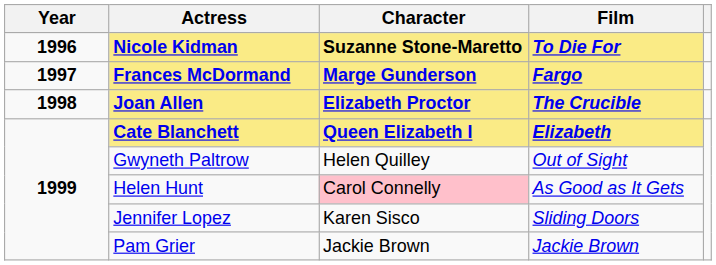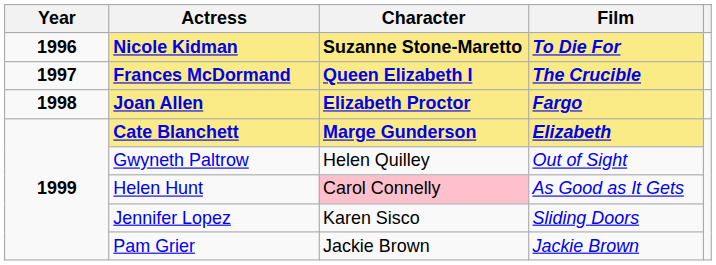(400, 75) Marge Gunderson -> (398, 75) Queen Elizabeth I
(557, 75) Fargo -> (587, 75) The Crucible
(587, 103) The Crucible -> (557, 103) Fargo
(398, 132) Queen Elizabeth I -> (400, 132) Marge Gunderson
